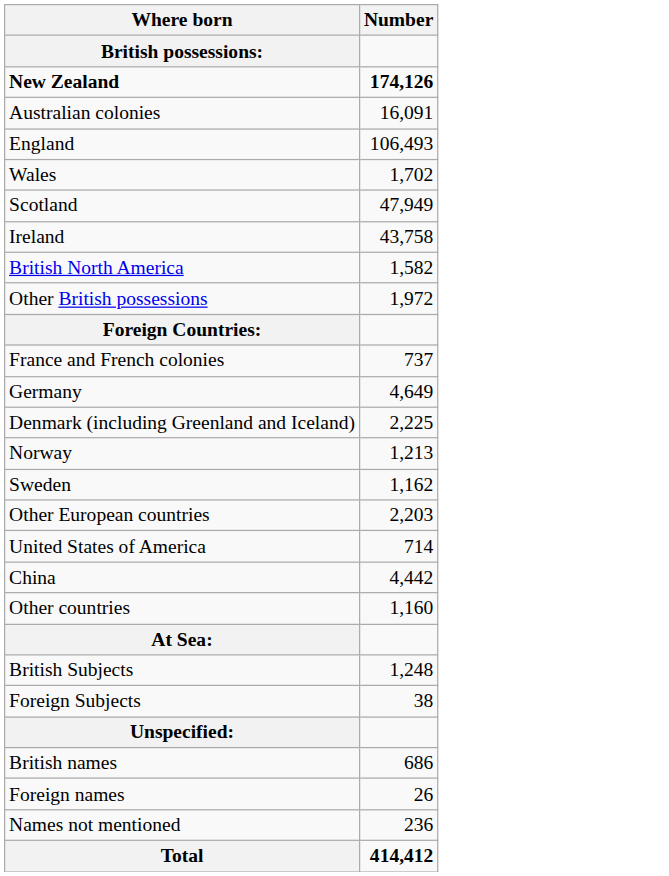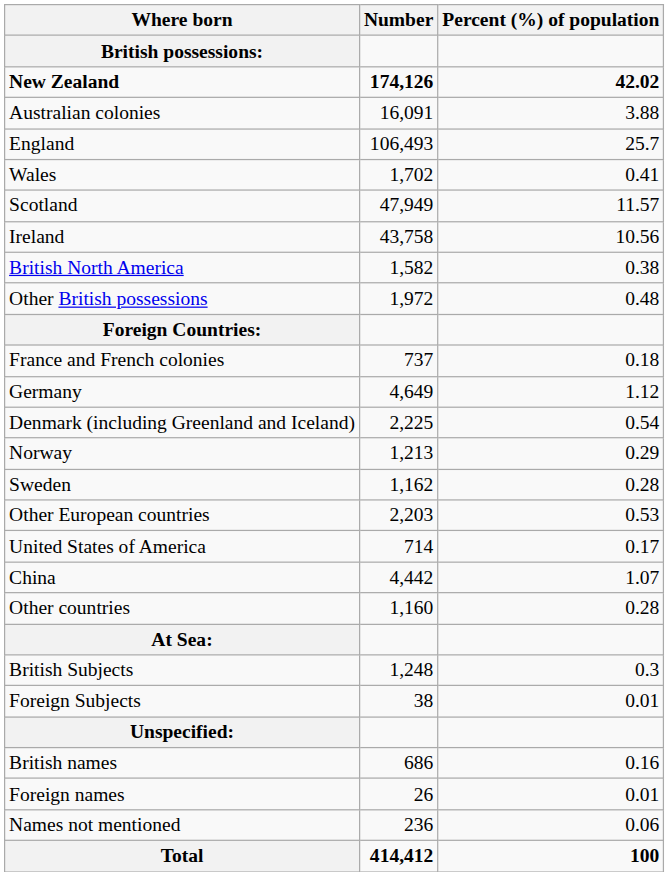+ column: (551, 19)
